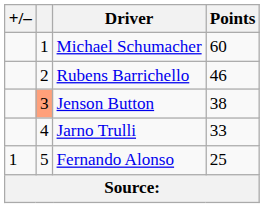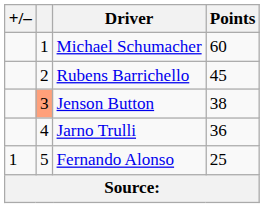(218, 74) 46 -> (218, 74) 45
(218, 131) 33 -> (218, 131) 36
